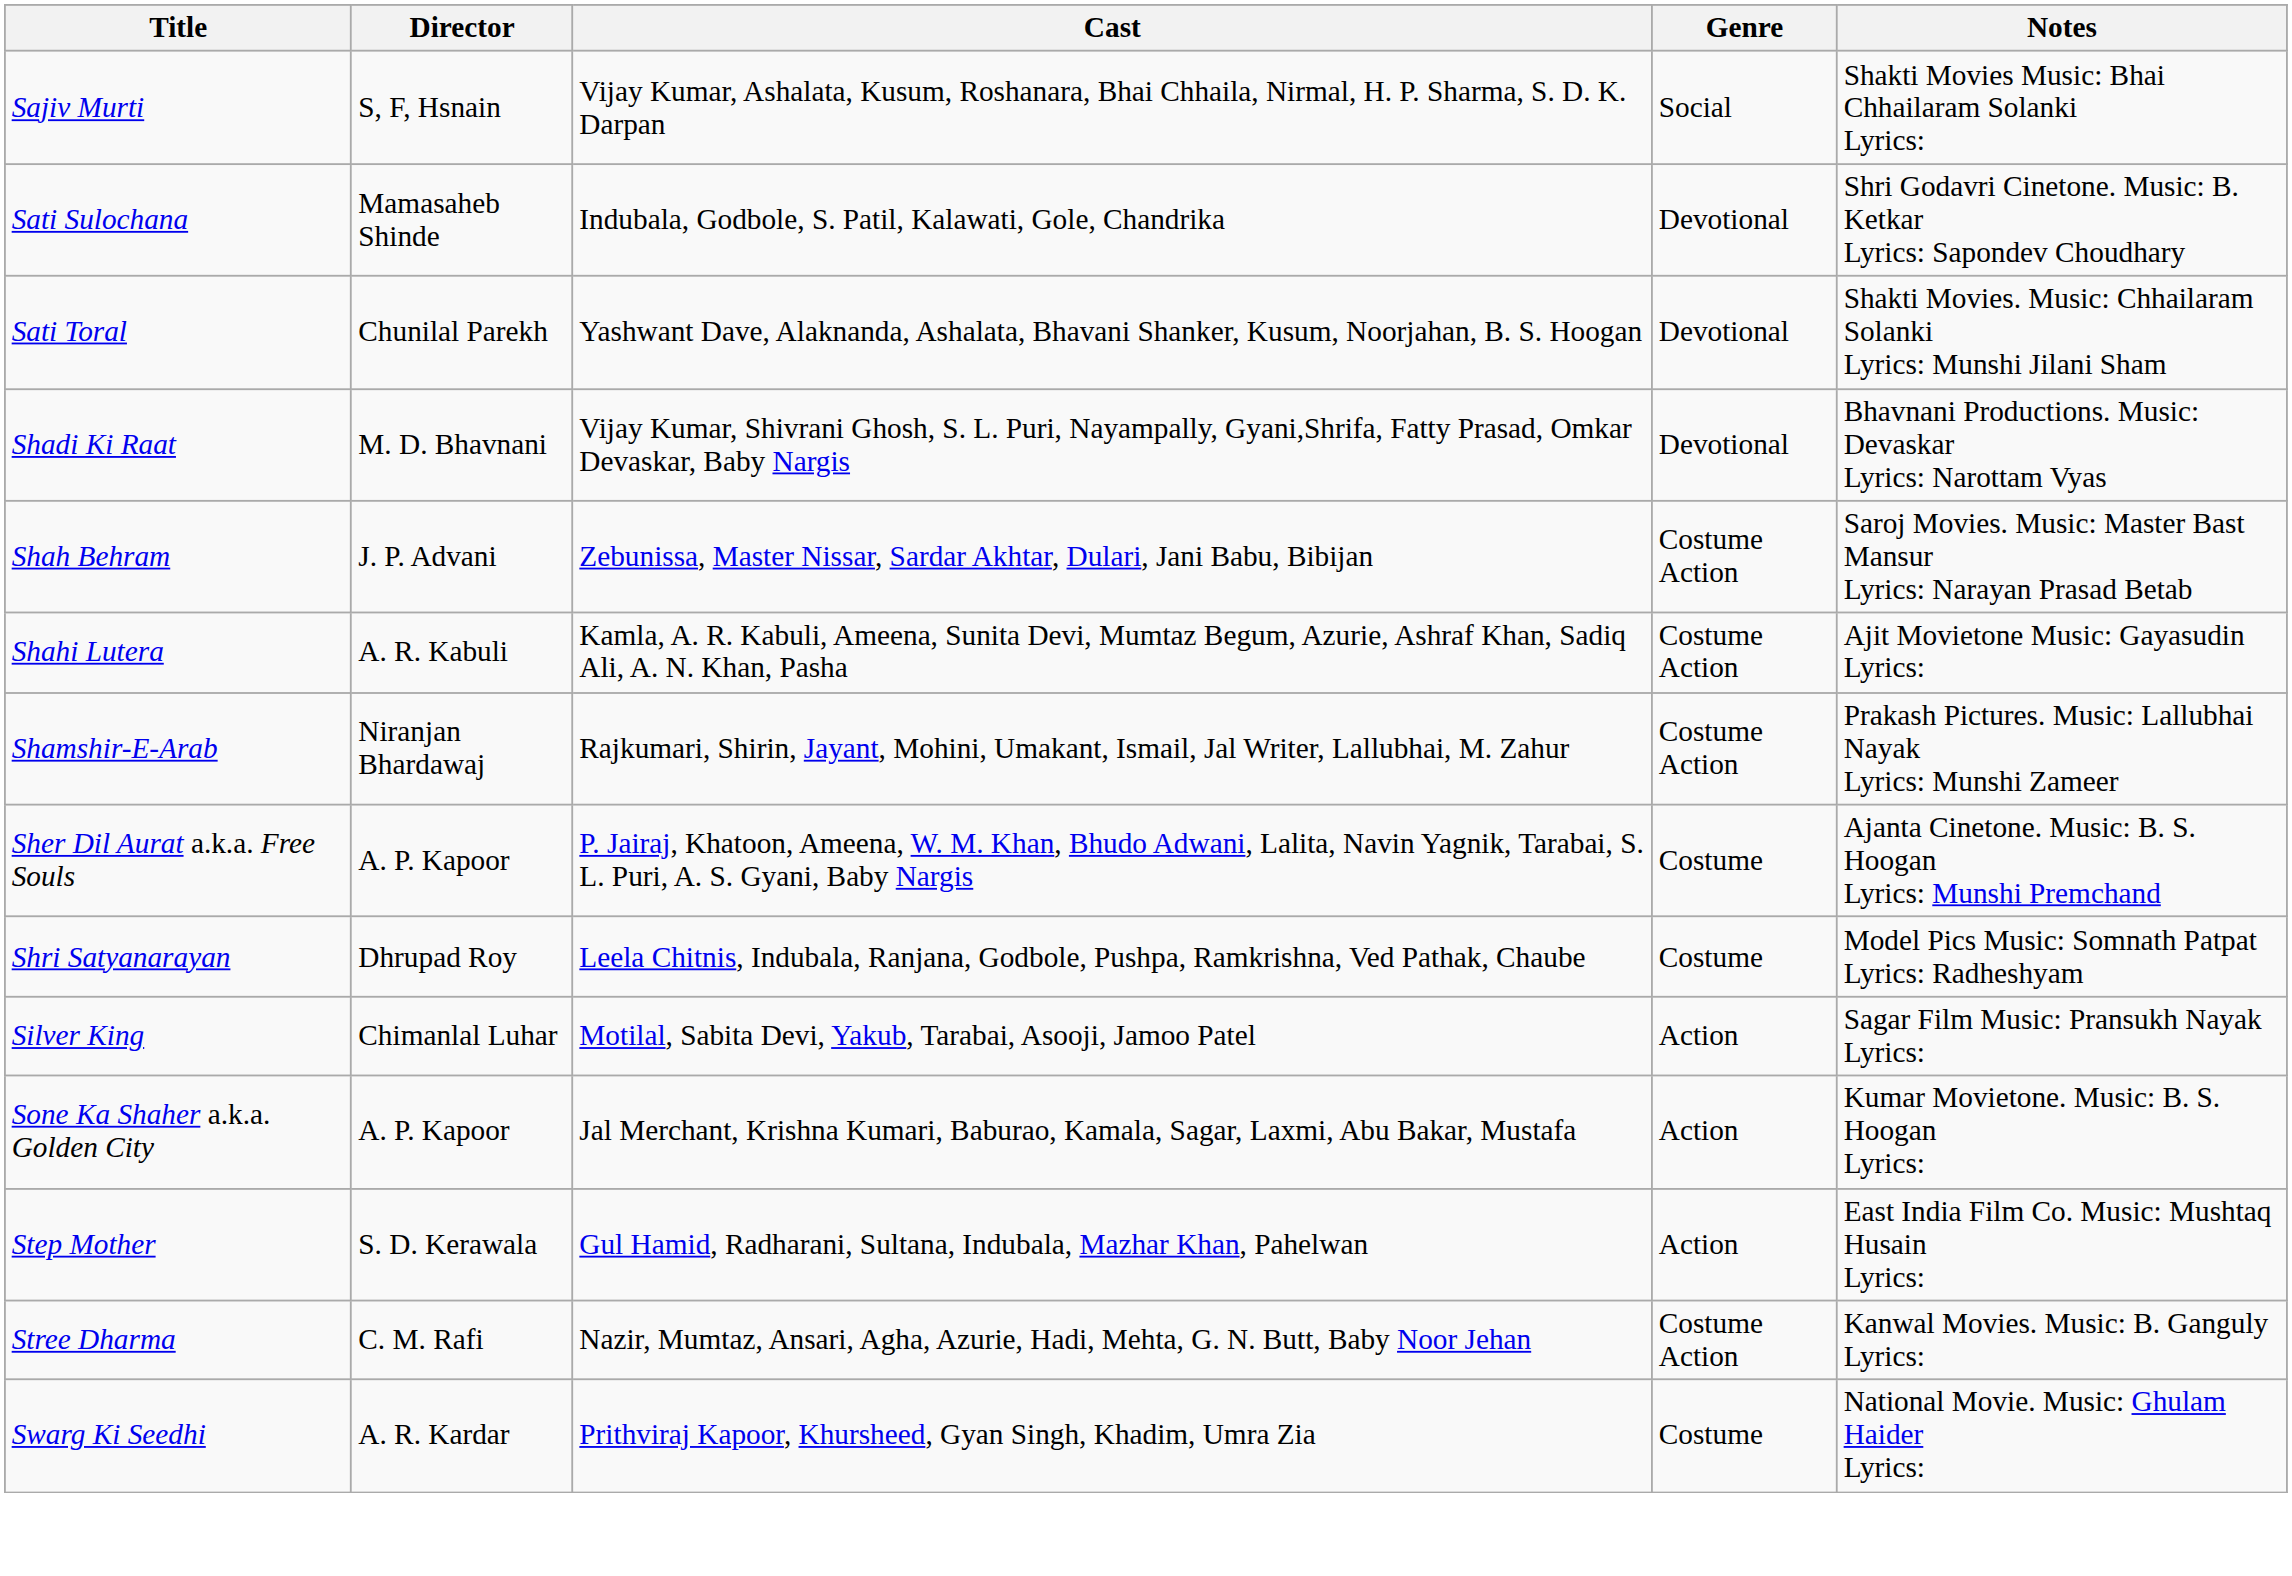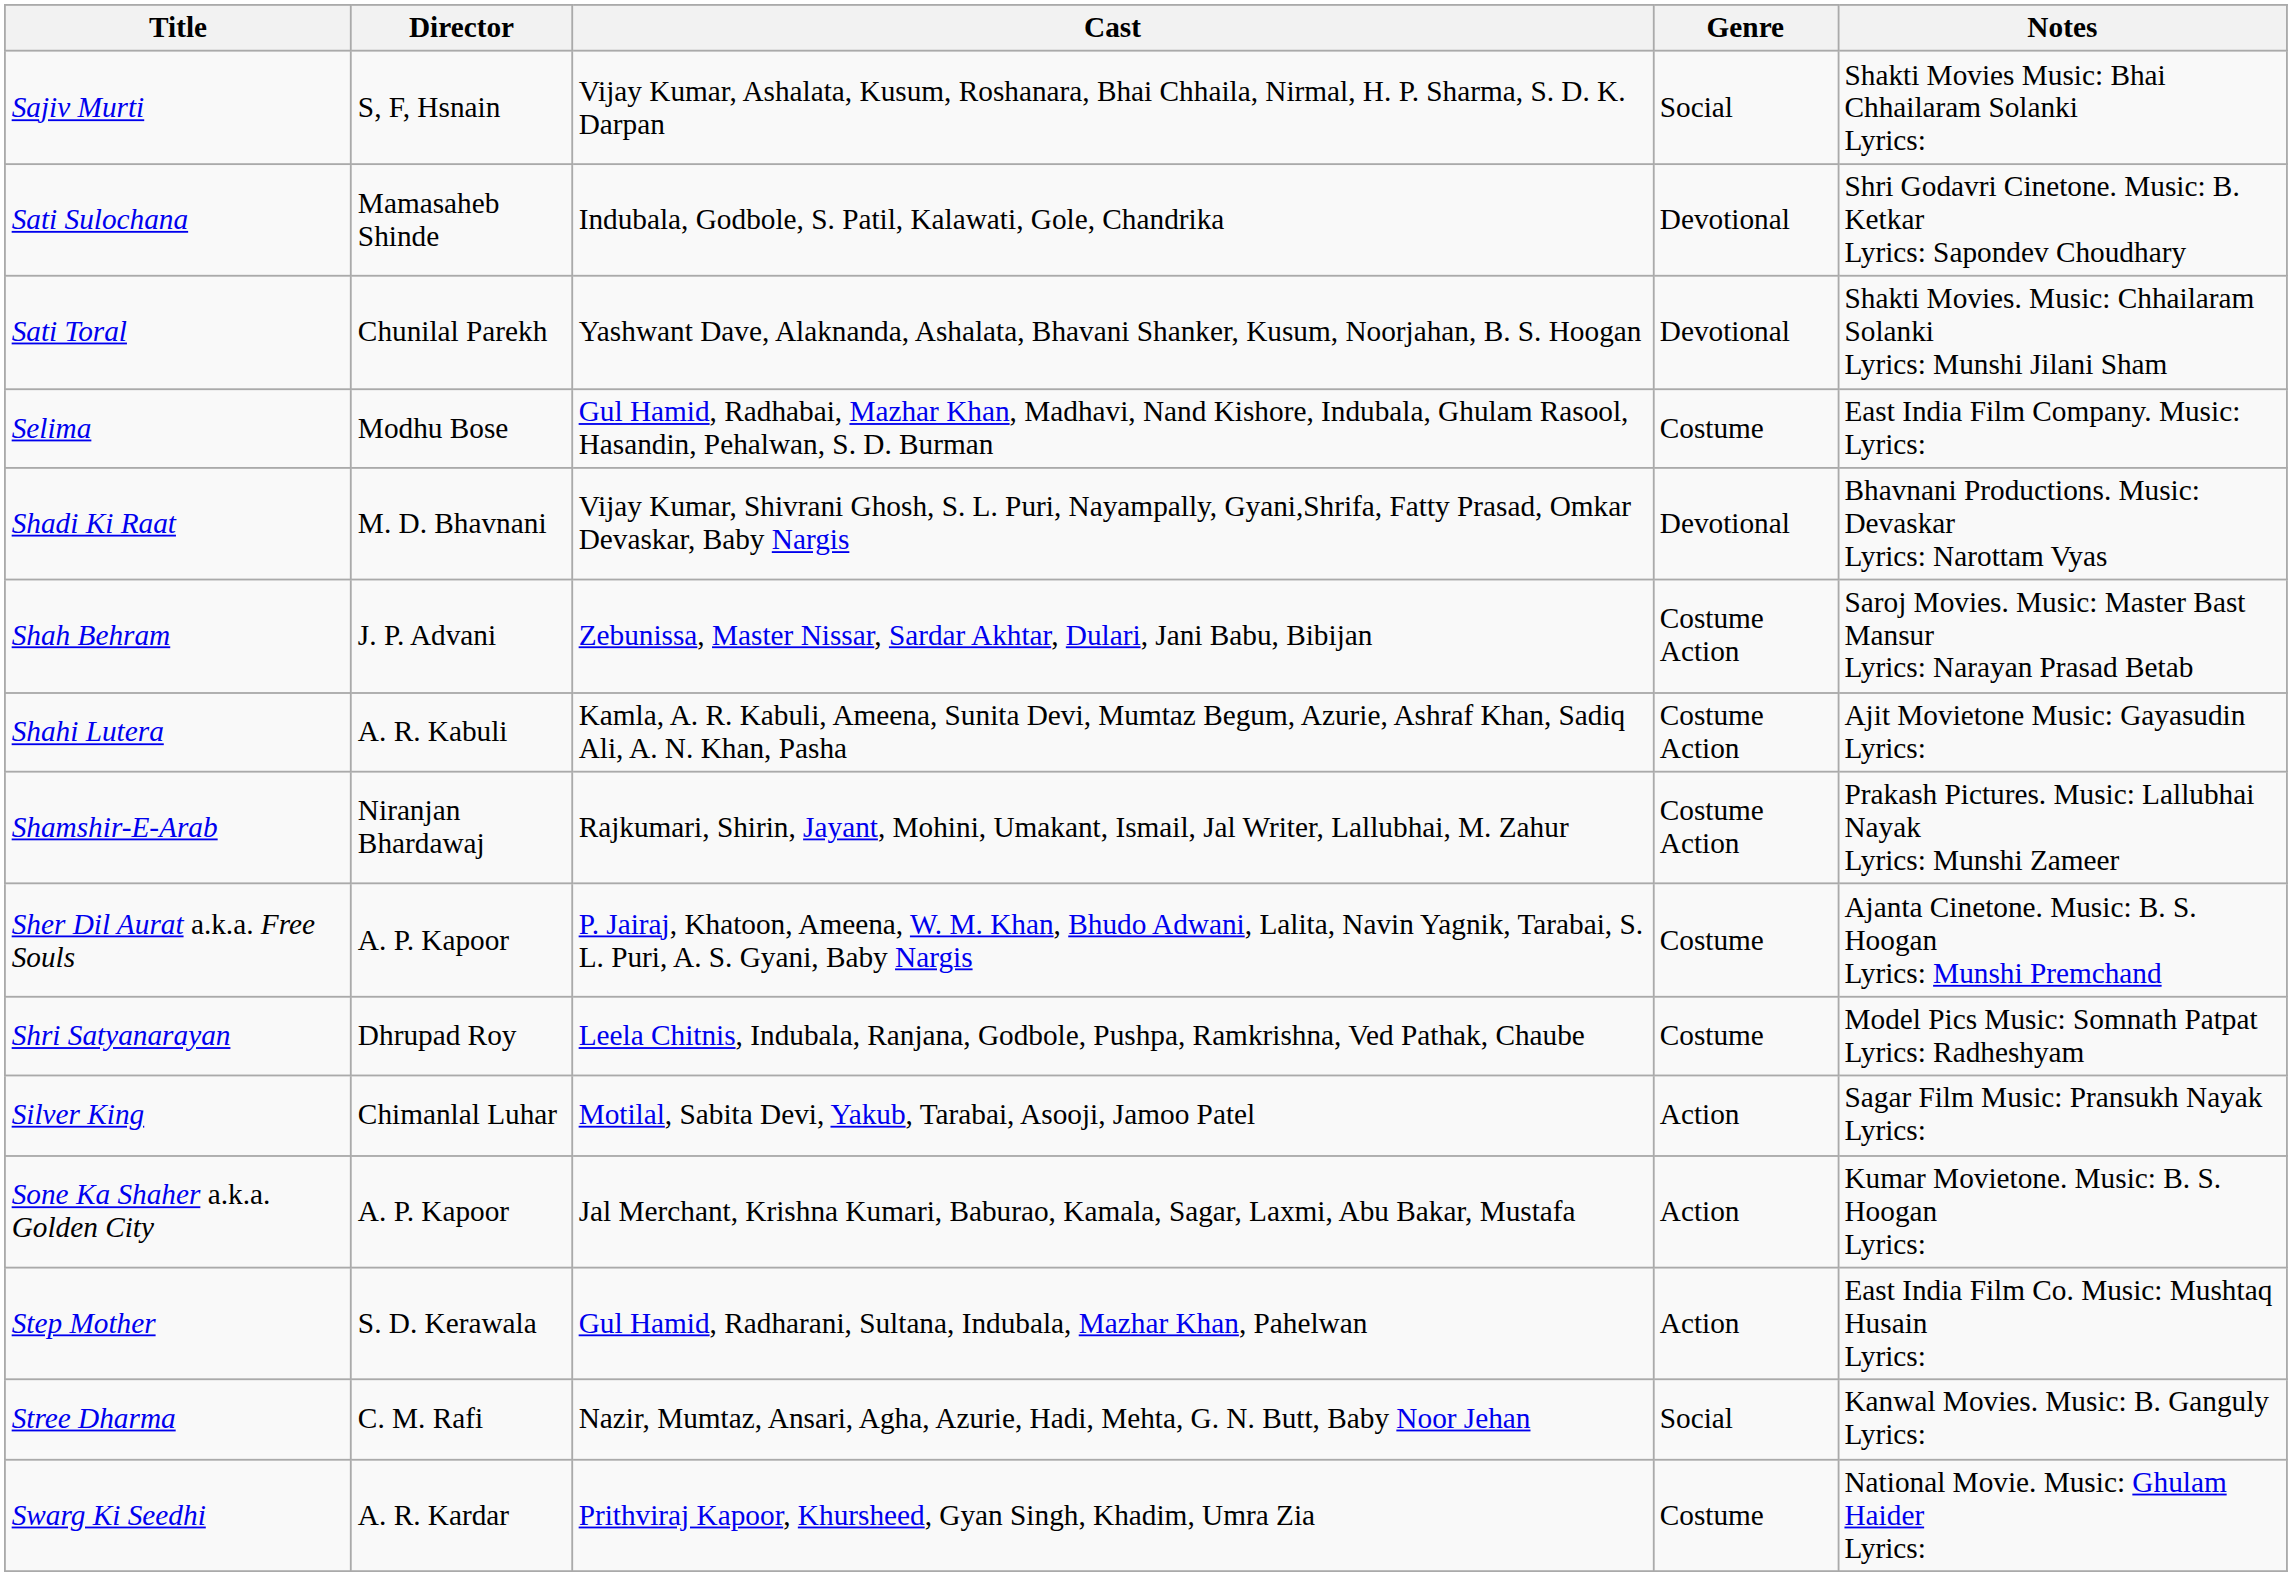+ row: (52, 427)
(1711, 1339) Costume Action -> (1696, 1418) Social
